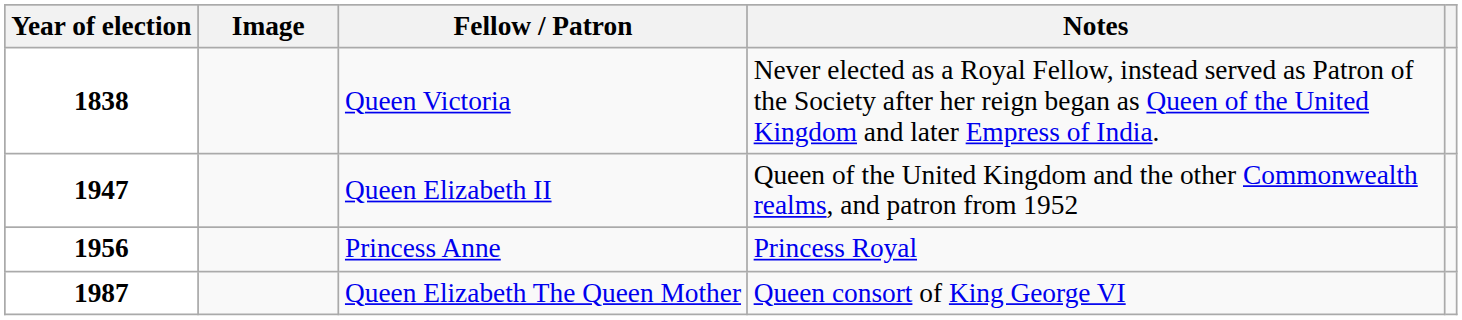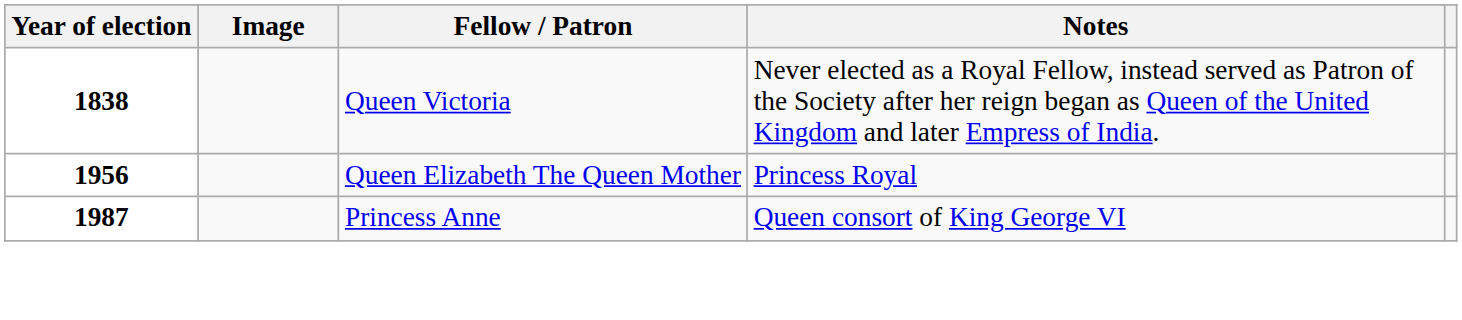- row: (101, 189)
(423, 248) Princess Anne -> (543, 174) Queen Elizabeth The Queen Mother
(543, 292) Queen Elizabeth The Queen Mother -> (423, 217) Princess Anne
